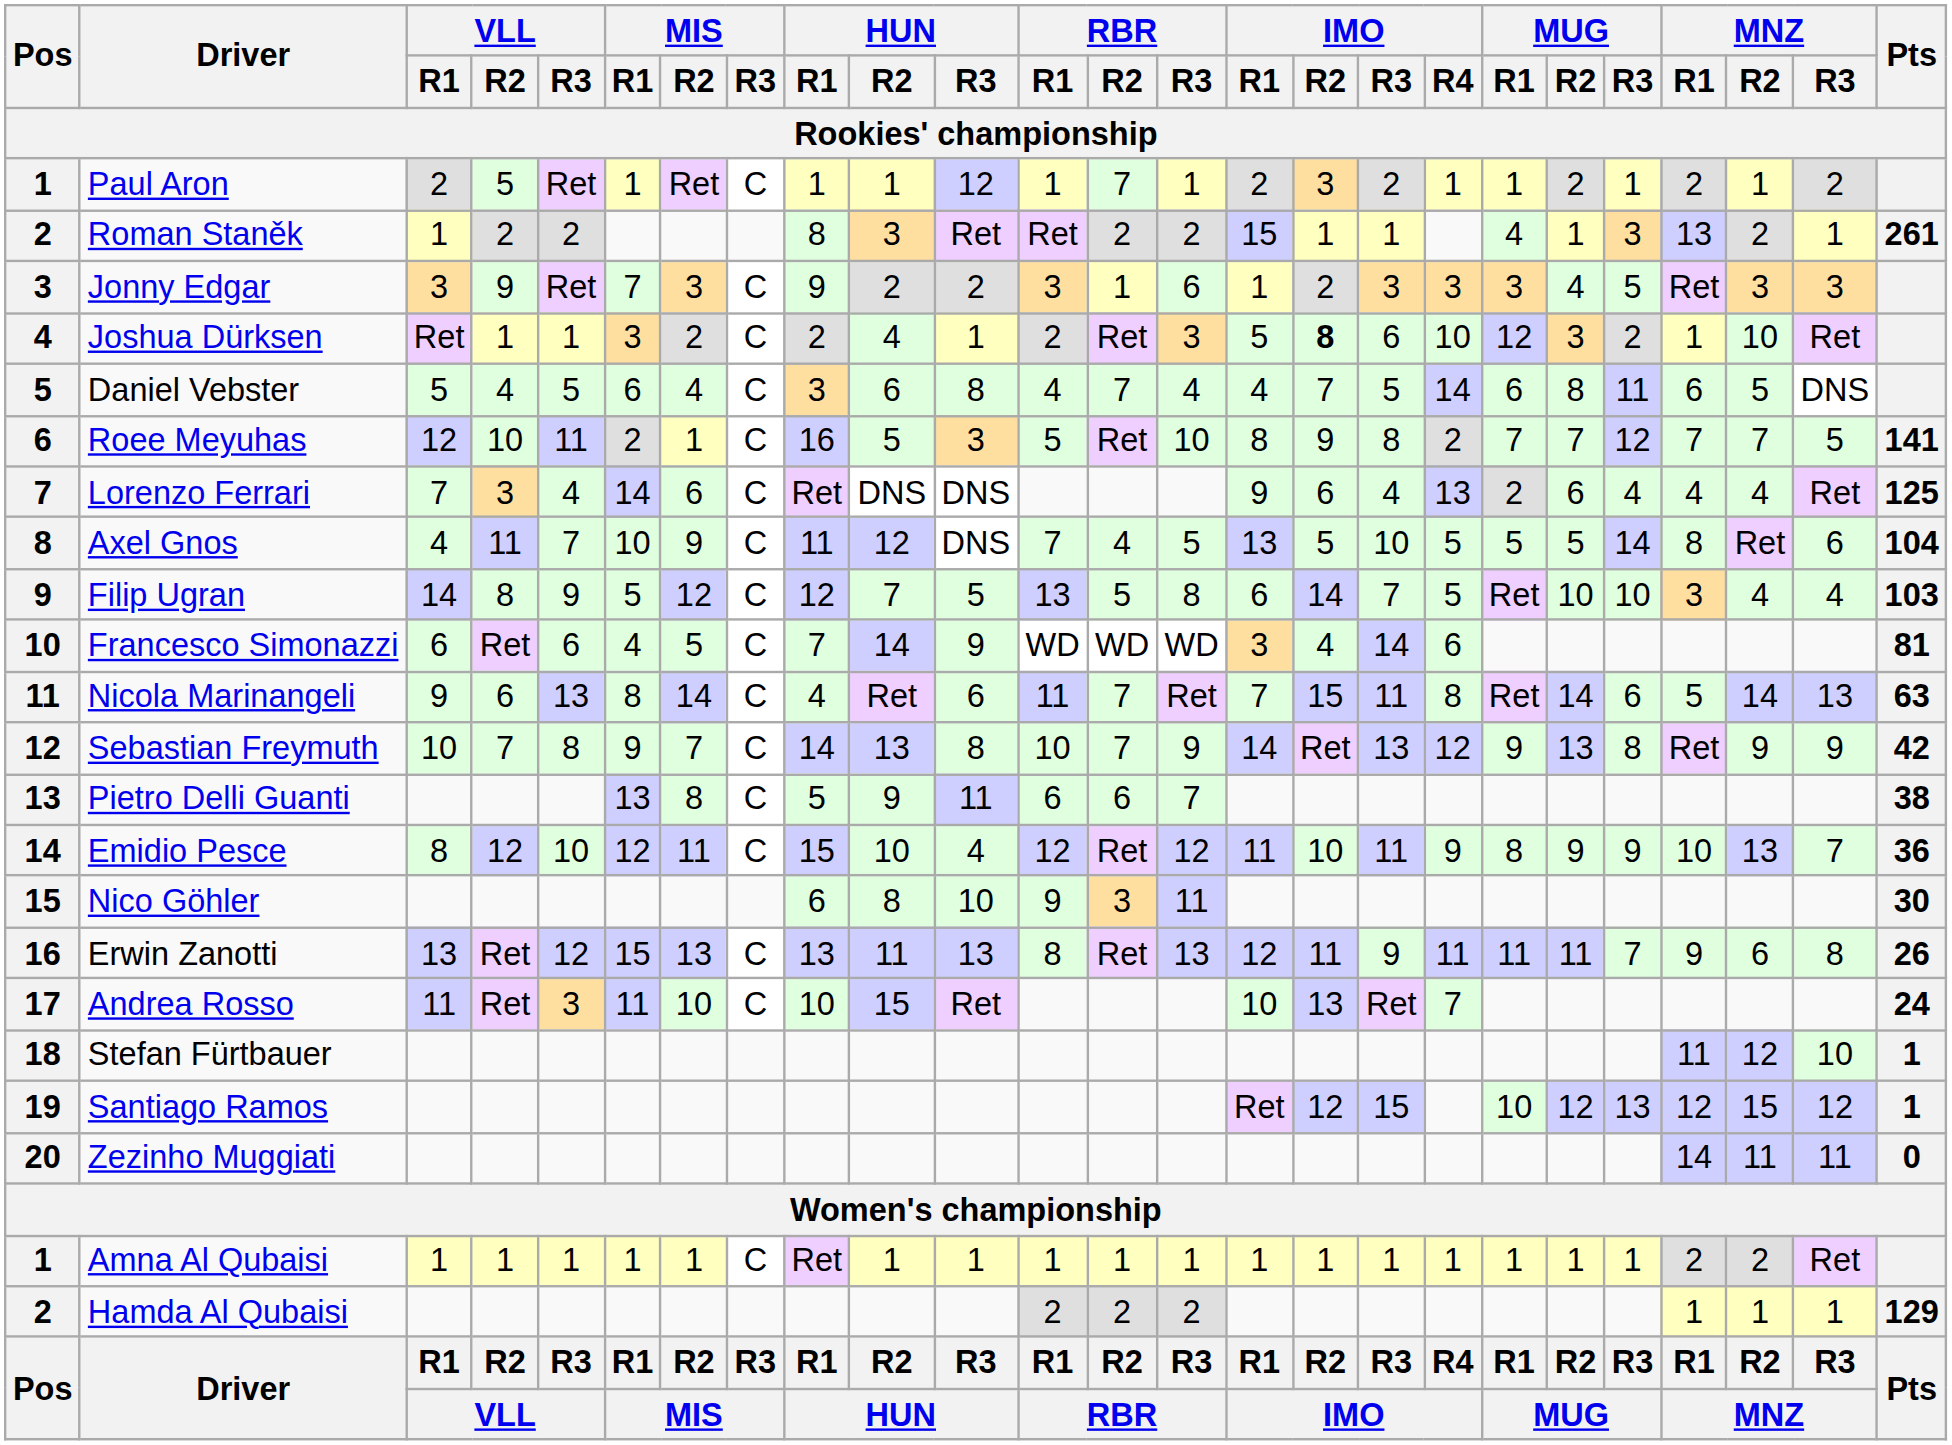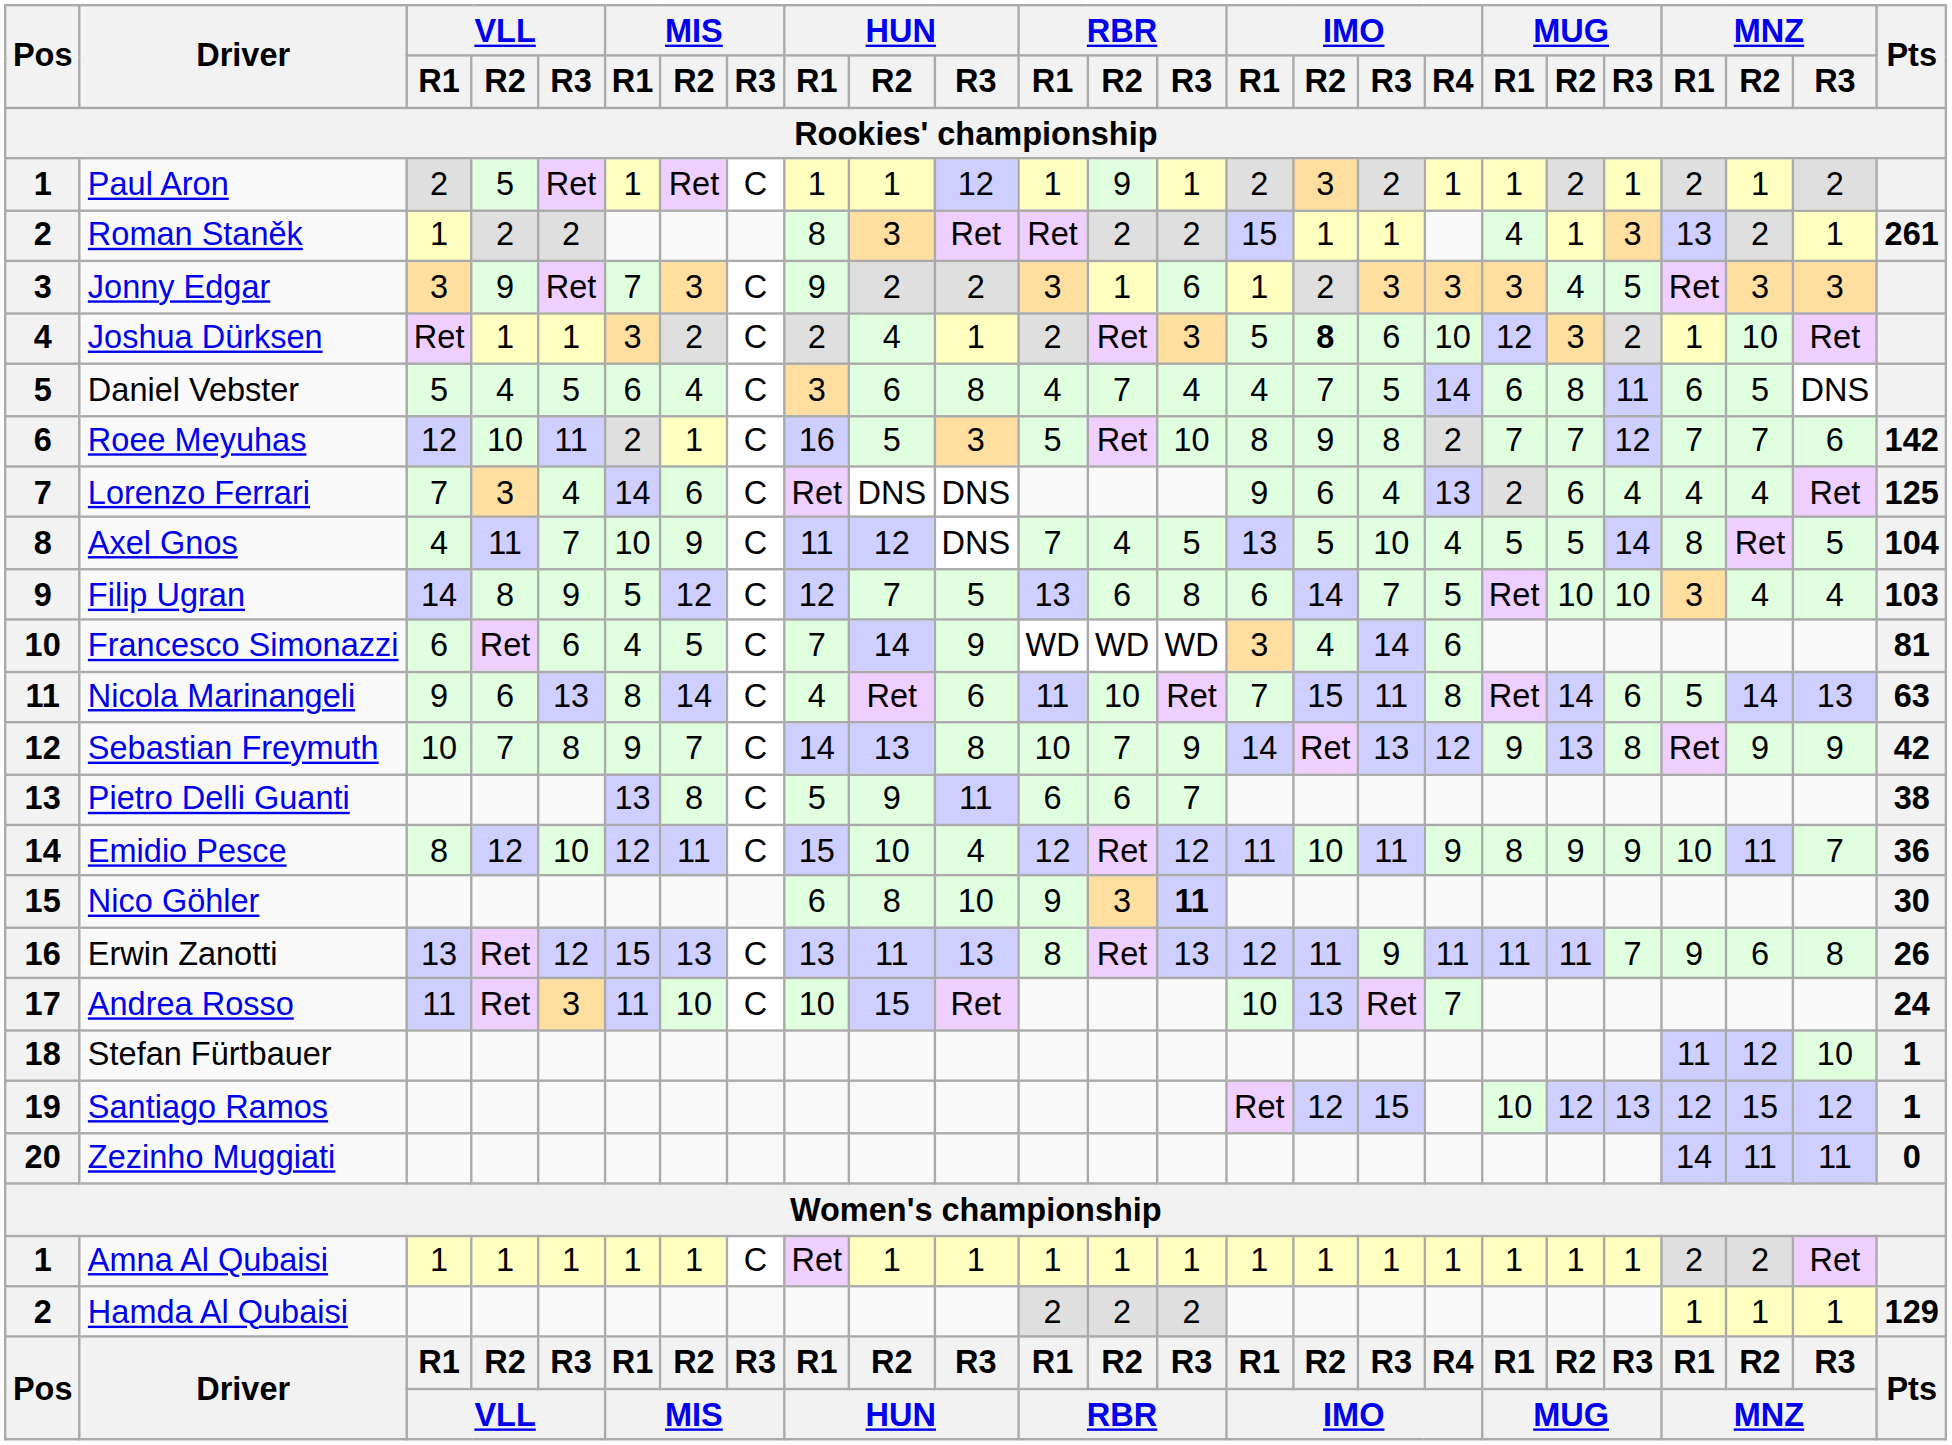(1122, 184) 7 -> (1122, 184) 9
(1835, 440) 5 -> (1835, 440) 6
(1912, 440) 141 -> (1912, 440) 142
(1453, 543) 5 -> (1453, 543) 4
(1835, 543) 6 -> (1835, 543) 5
(1122, 594) 5 -> (1122, 594) 6
(1122, 696) 7 -> (1122, 696) 10
(1760, 850) 13 -> (1760, 850) 11
(1192, 901) normal -> (1192, 901) bold
